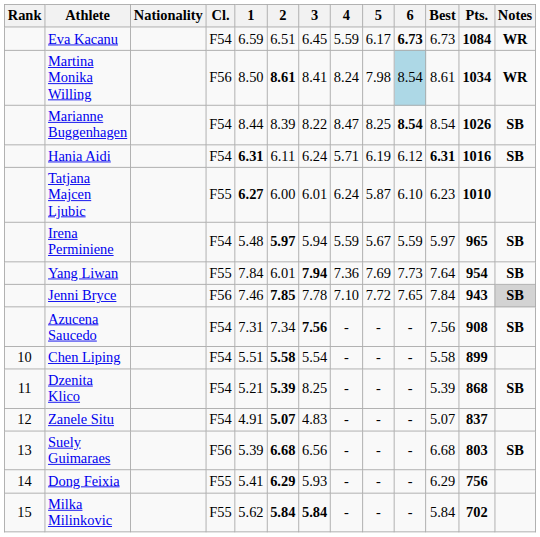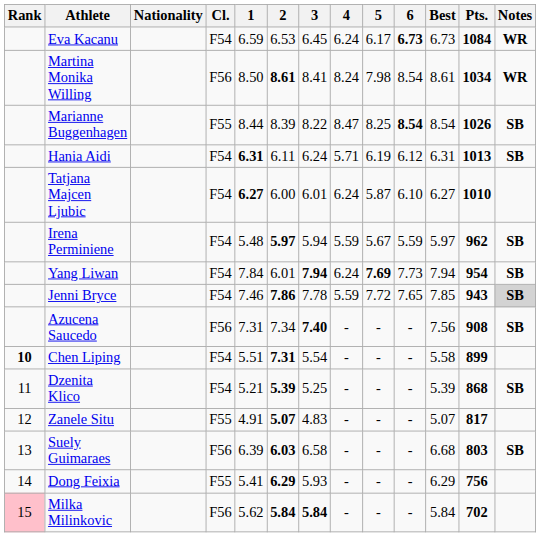(283, 38) 6.51 -> (283, 38) 6.53
(346, 38) 5.59 -> (346, 38) 6.24
(410, 77) lightblue background -> (410, 77) no background
(220, 124) F54 -> (220, 124) F55
(443, 155) bold -> (443, 155) normal
(477, 155) 1016 -> (477, 155) 1013
(220, 194) F55 -> (220, 194) F54
(443, 194) 6.23 -> (443, 194) 6.27
(477, 242) 965 -> (477, 242) 962
(220, 272) F55 -> (220, 272) F54
(346, 272) 7.36 -> (346, 272) 6.24
(378, 272) normal -> (378, 272) bold
(443, 272) 7.64 -> (443, 272) 7.94
(220, 295) F56 -> (220, 295) F54
(283, 295) 7.85 -> (283, 295) 7.86
(346, 295) 7.10 -> (346, 295) 5.59
(443, 295) 7.84 -> (443, 295) 7.85
(220, 326) F54 -> (220, 326) F56
(315, 326) 7.56 -> (315, 326) 7.40
(25, 357) normal -> (25, 357) bold
(283, 357) 5.58 -> (283, 357) 7.31
(315, 388) 8.25 -> (315, 388) 5.25
(220, 419) F54 -> (220, 419) F55
(477, 419) 837 -> (477, 419) 817
(251, 450) 5.39 -> (251, 450) 6.39
(283, 450) 6.68 -> (283, 450) 6.03
(315, 450) 6.56 -> (315, 450) 6.58
(25, 512) no background -> (25, 512) pink background
(220, 512) F55 -> (220, 512) F56
